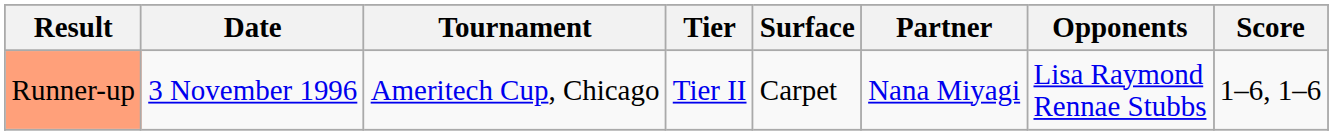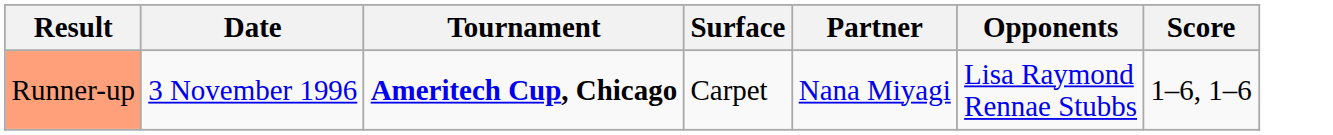- column: (710, 27)
(515, 89) normal -> (524, 89) bold
